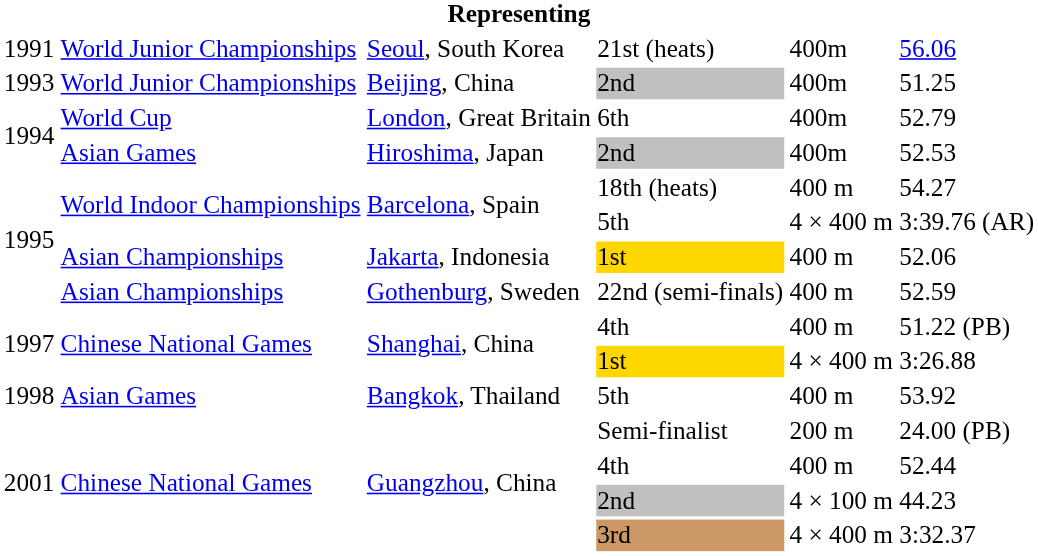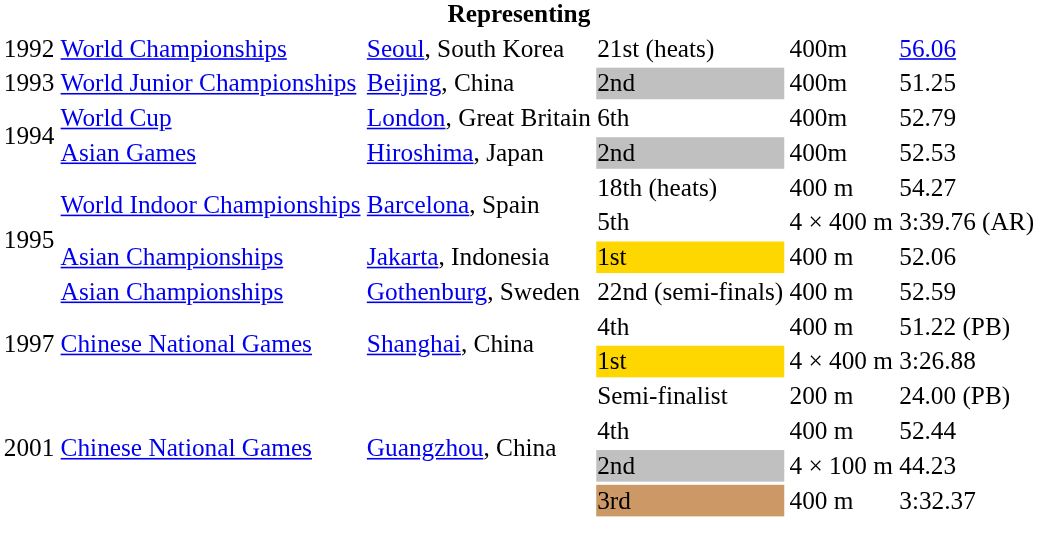(29, 48) 1991 -> (29, 48) 1992
(208, 48) World Junior Championships -> (174, 48) World Championships
- row: (464, 396)
(841, 535) 4 × 400 m -> (821, 500) 400 m
